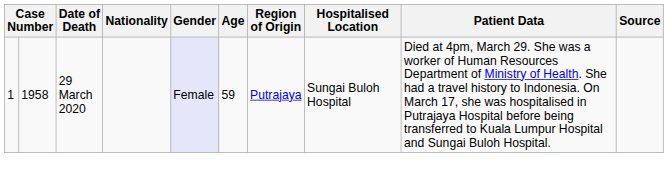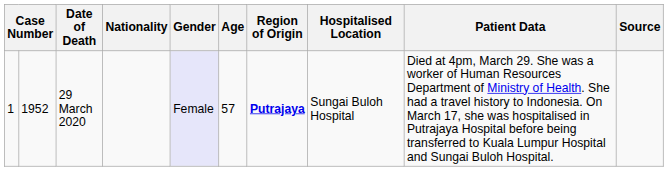(35, 94) 1958 -> (35, 108) 1952
(228, 94) 59 -> (228, 108) 57
(276, 94) normal -> (277, 108) bold
